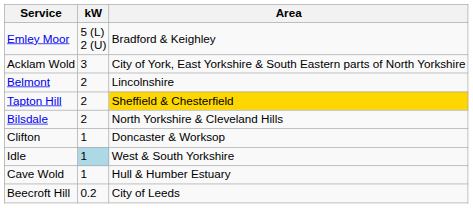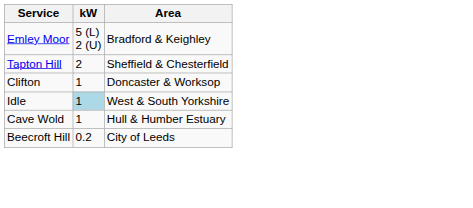- row: (41, 63)
- row: (28, 82)
(173, 100) gold background -> (168, 63) no background
- row: (28, 119)
